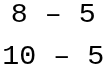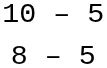rows swapped: (53, 15) <-> (53, 56)
